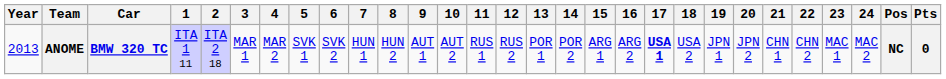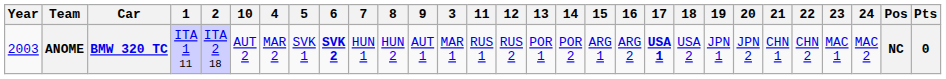columns swapped: (245, 15) <-> (452, 15)
(23, 49) 2013 -> (23, 49) 2003
(334, 49) normal -> (334, 49) bold
